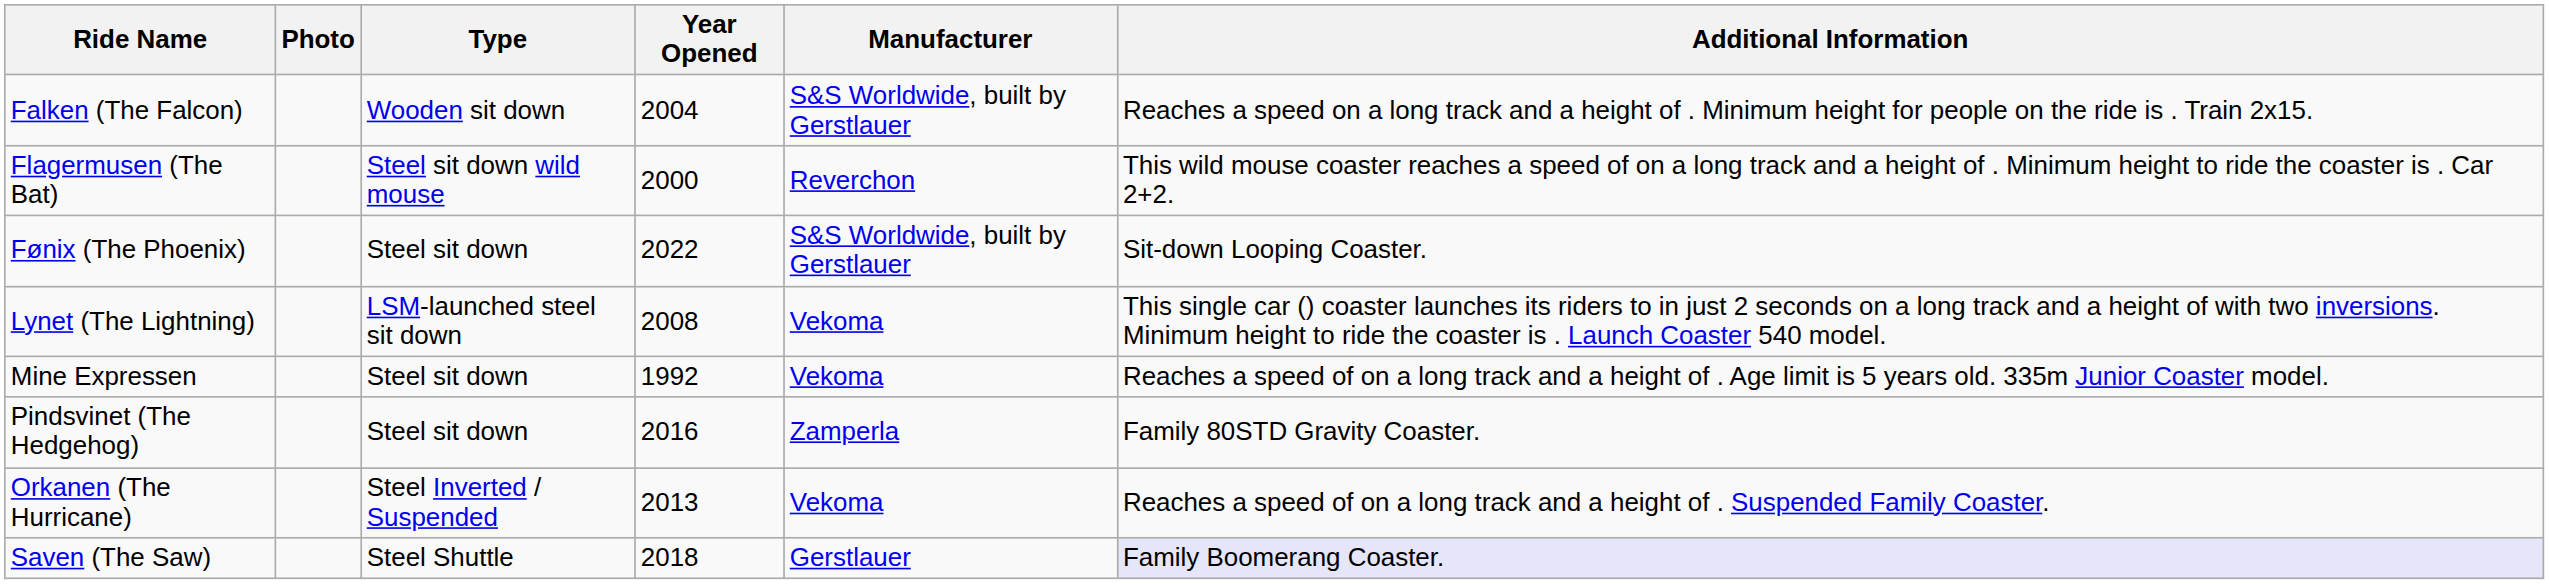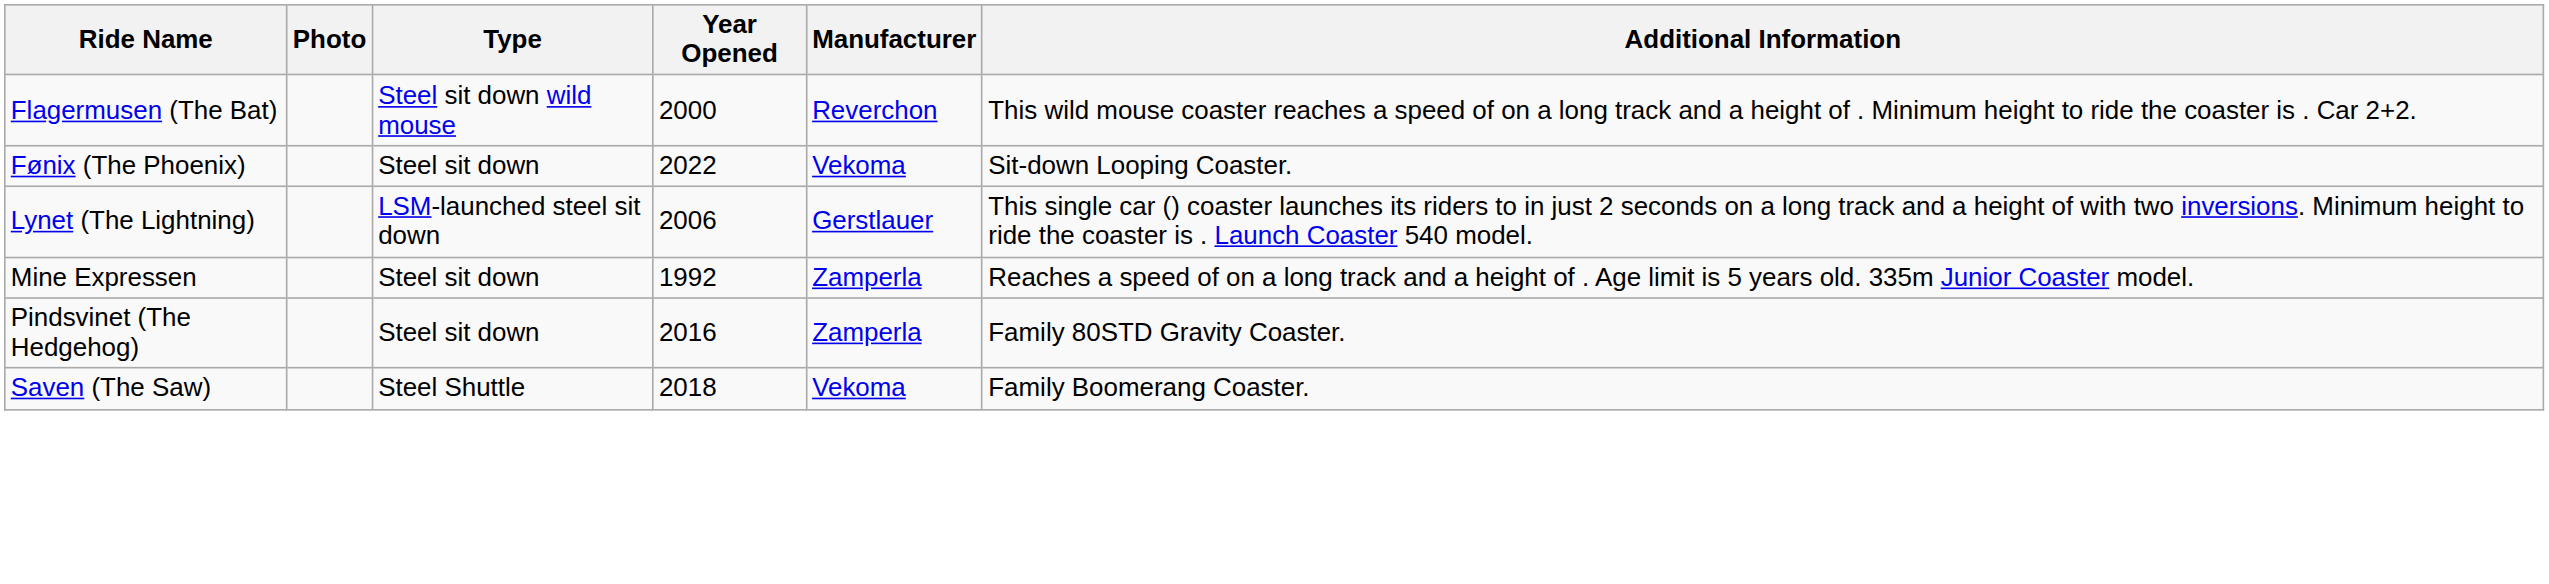- row: (127, 109)
(928, 250) S&S Worldwide, built by Gerstlauer -> (859, 165) Vekoma
(670, 320) 2008 -> (688, 221) 2006
(837, 320) Vekoma -> (873, 221) Gerstlauer
(837, 376) Vekoma -> (867, 276) Zamperla
- row: (91, 502)
(850, 558) Gerstlauer -> (859, 388) Vekoma
(1284, 558) lavender background -> (1149, 388) no background
